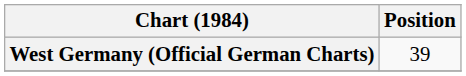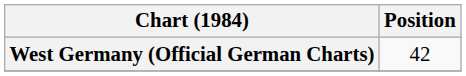(420, 53) 39 -> (420, 53) 42
